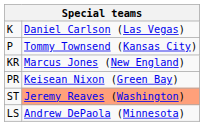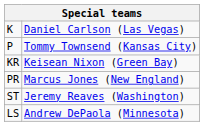(104, 63) Marcus Jones (New England) -> (101, 63) Keisean Nixon (Green Bay)
(101, 80) Keisean Nixon (Green Bay) -> (104, 80) Marcus Jones (New England)
(104, 96) lightsalmon background -> (104, 96) no background
